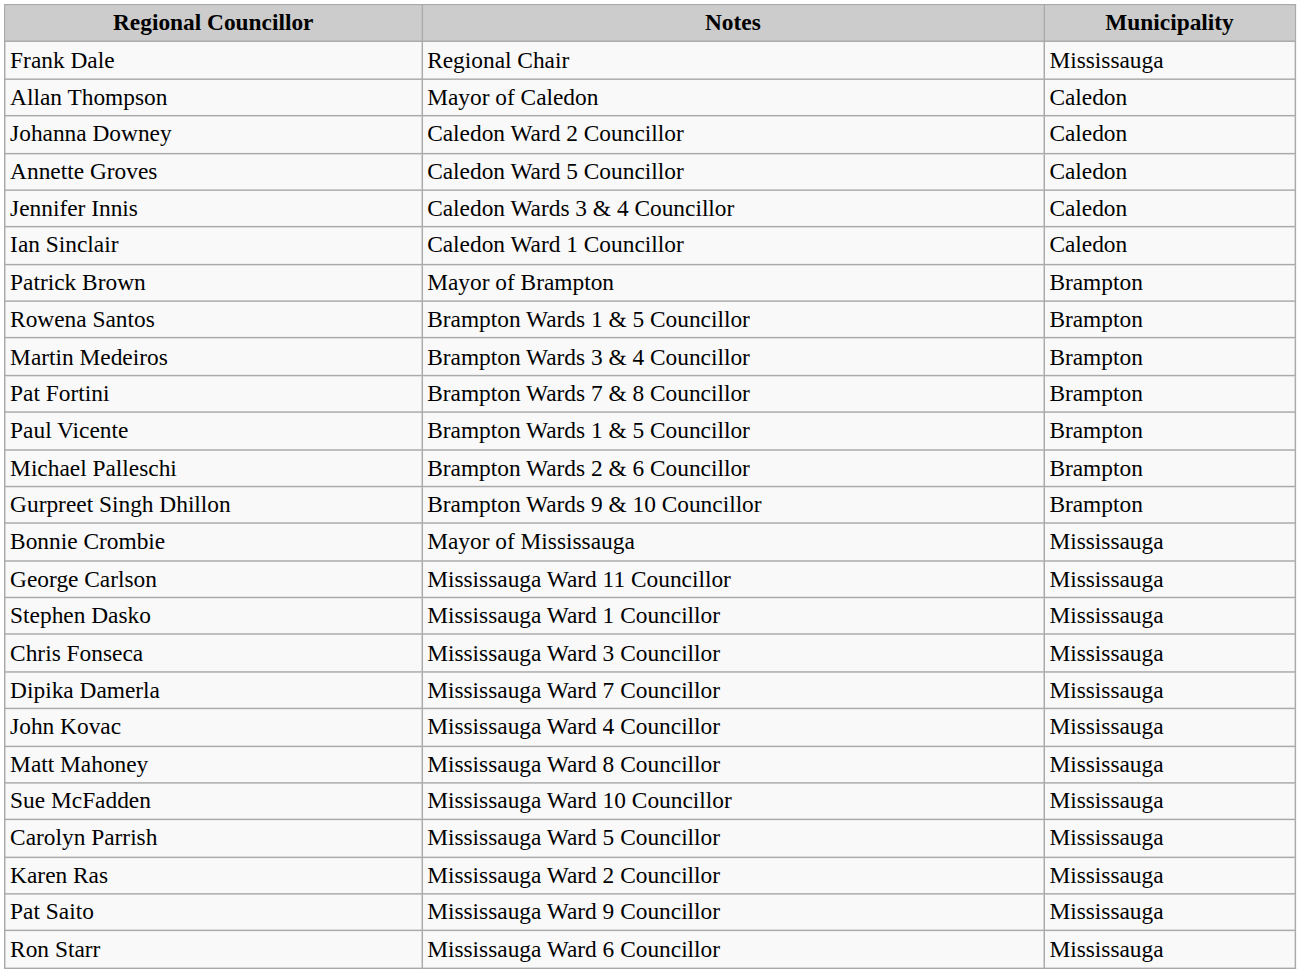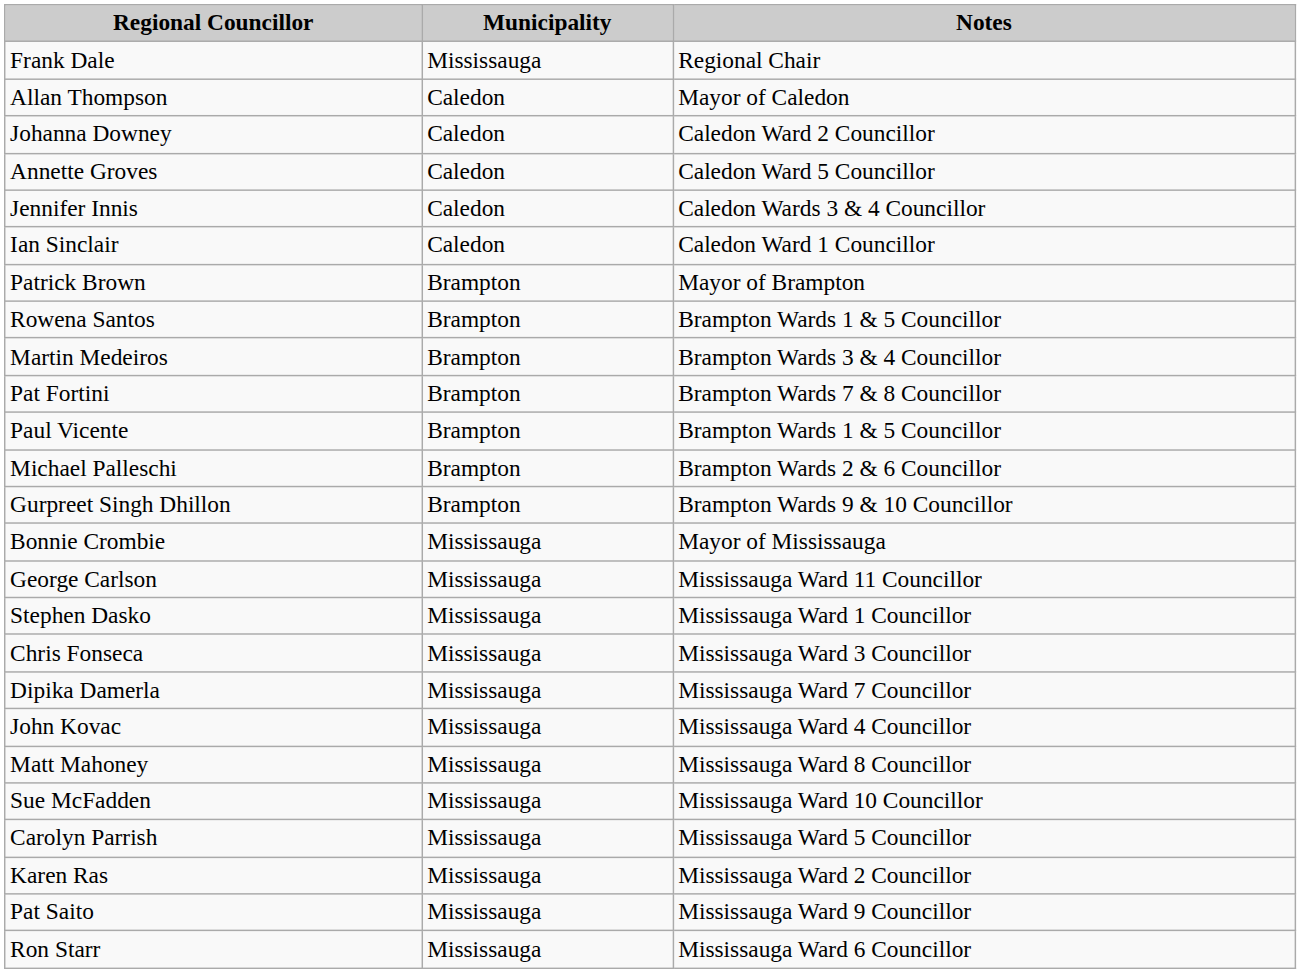columns swapped: (1170, 23) <-> (733, 23)
